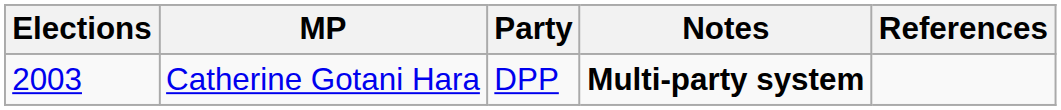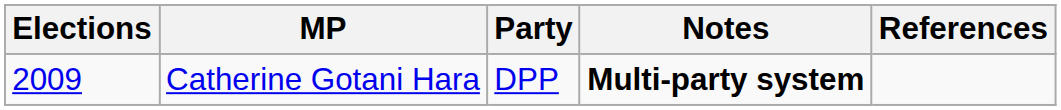(47, 79) 2003 -> (47, 79) 2009
